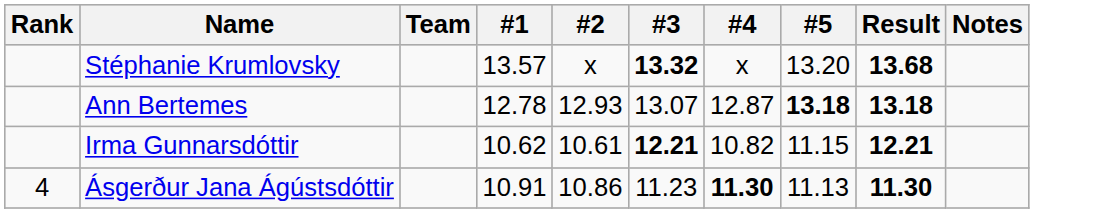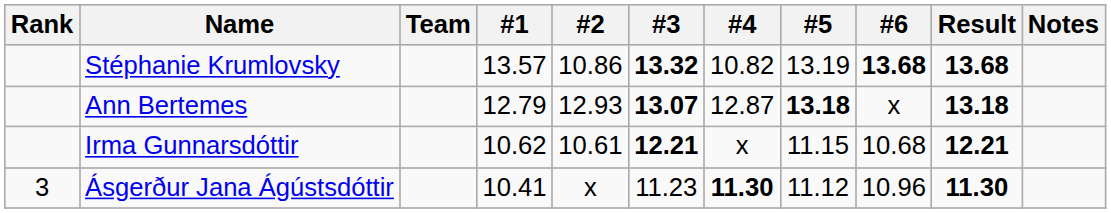+ column: (894, 24)
(590, 65) x -> (590, 65) 10.86
(742, 65) x -> (742, 65) 10.82
(818, 65) 13.20 -> (818, 65) 13.19
(515, 106) 12.78 -> (515, 106) 12.79
(666, 106) normal -> (666, 106) bold
(742, 146) 10.82 -> (742, 146) x
(42, 187) 4 -> (42, 187) 3
(515, 187) 10.91 -> (515, 187) 10.41
(590, 187) 10.86 -> (590, 187) x
(818, 187) 11.13 -> (818, 187) 11.12
